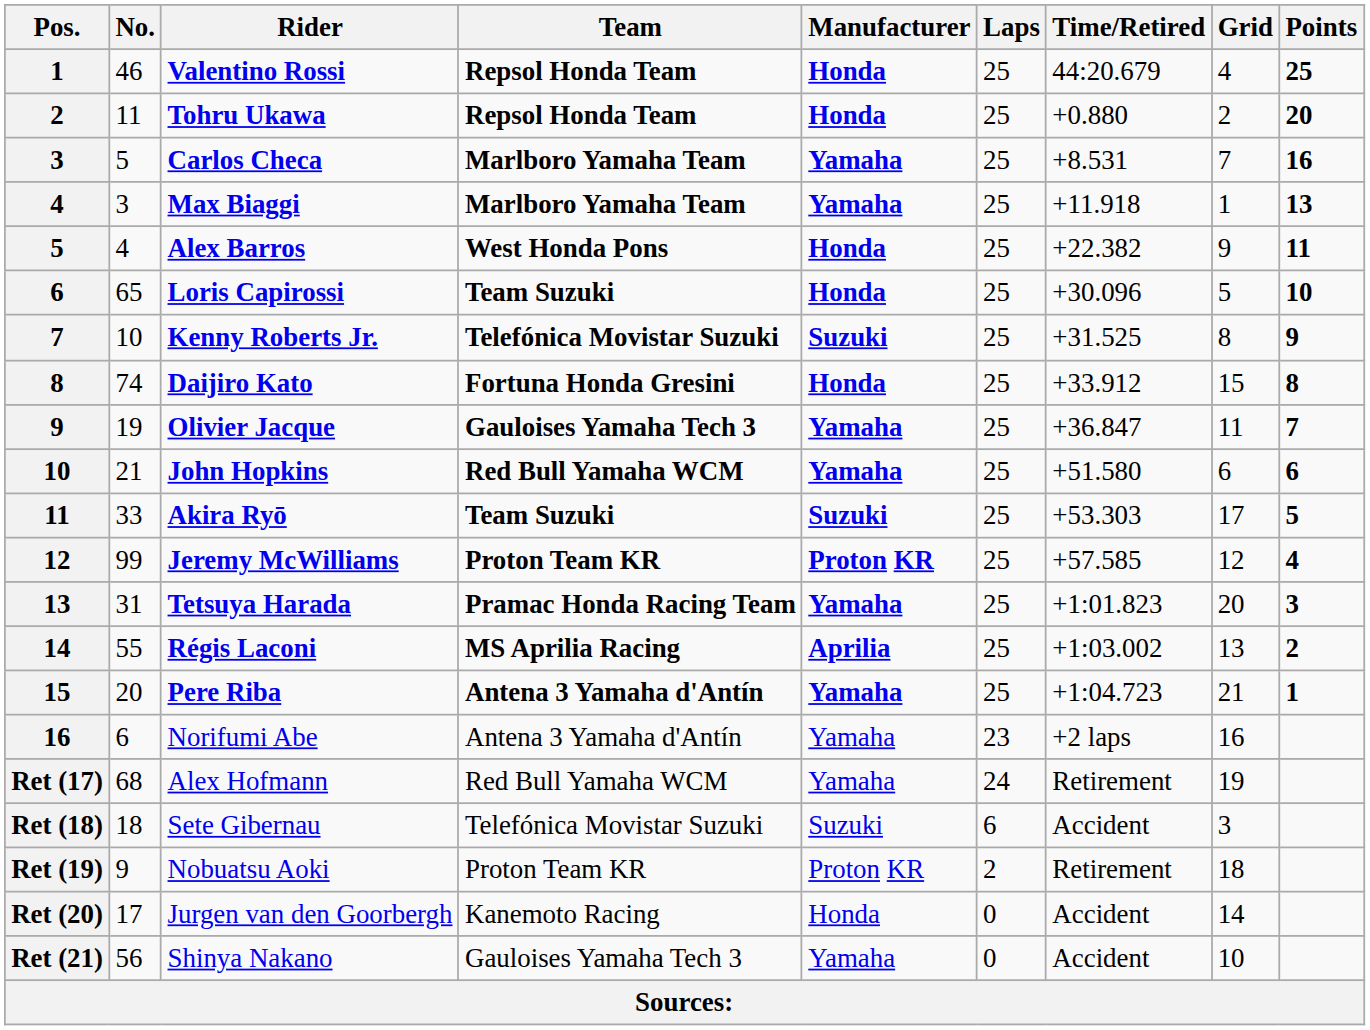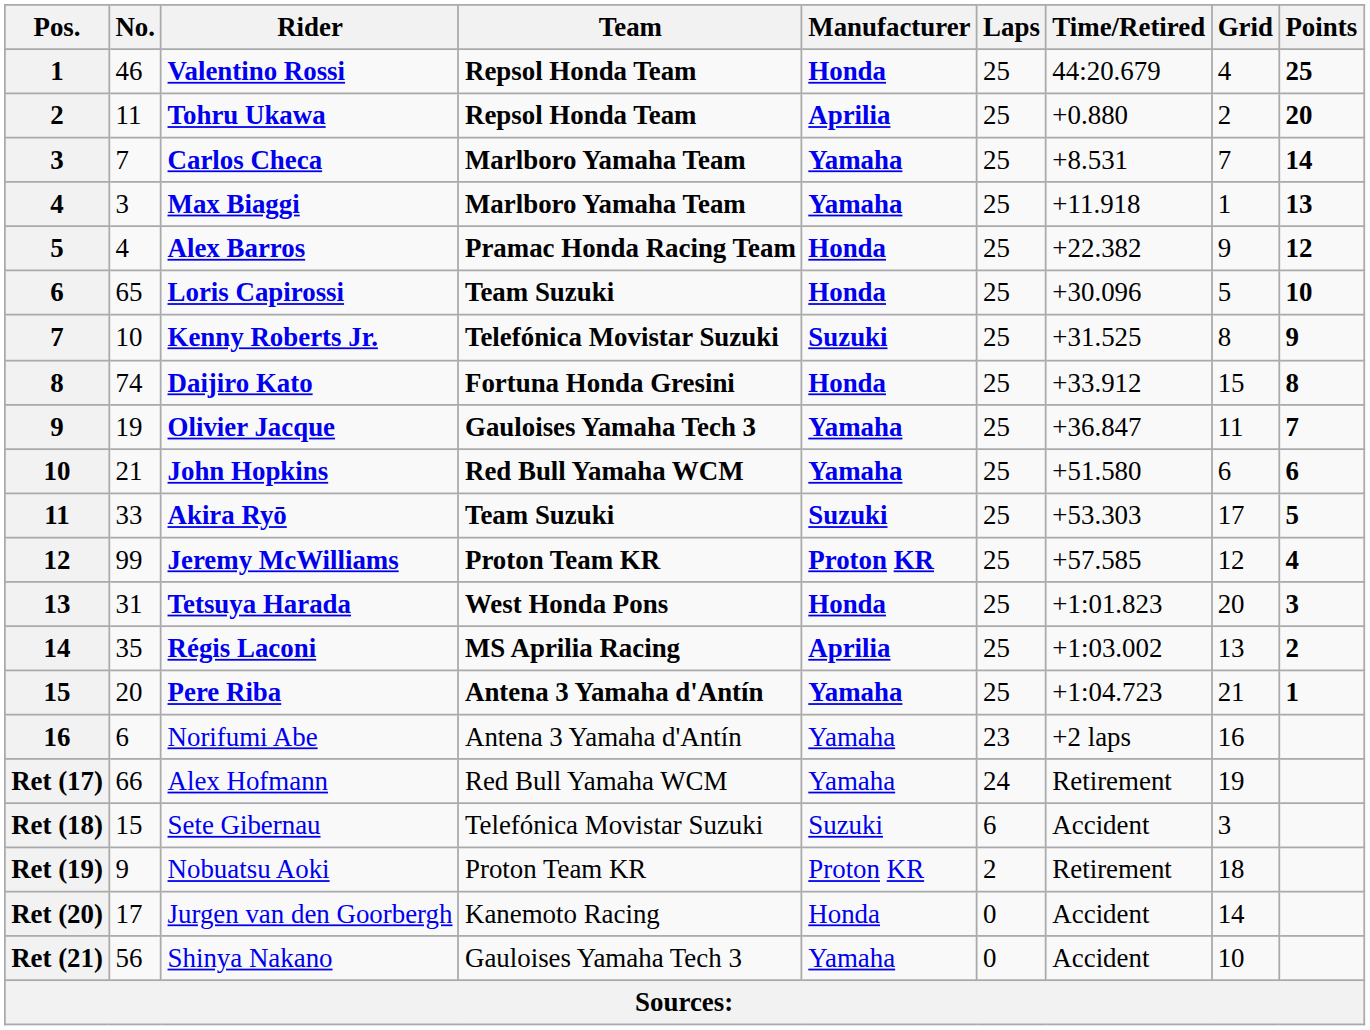(847, 115) Honda -> (849, 115) Aprilia
(122, 159) 5 -> (122, 159) 7
(1299, 159) 16 -> (1299, 159) 14
(567, 248) West Honda Pons -> (630, 248) Pramac Honda Racing Team
(1298, 248) 11 -> (1299, 248) 12
(630, 603) Pramac Honda Racing Team -> (567, 603) West Honda Pons
(855, 603) Yamaha -> (847, 603) Honda
(129, 647) 55 -> (129, 647) 35
(129, 780) 68 -> (129, 780) 66
(129, 825) 18 -> (129, 825) 15
